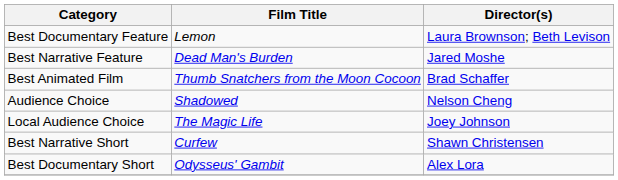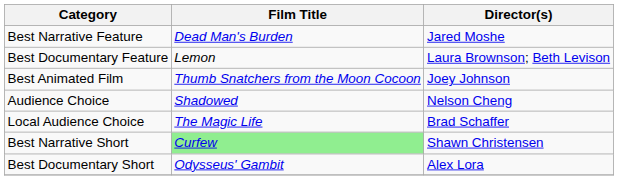rows swapped: (75, 57) <-> (88, 36)
(468, 79) Brad Schaffer -> (469, 79) Joey Johnson
(469, 121) Joey Johnson -> (468, 121) Brad Schaffer
(196, 143) no background -> (196, 143) lightgreen background
